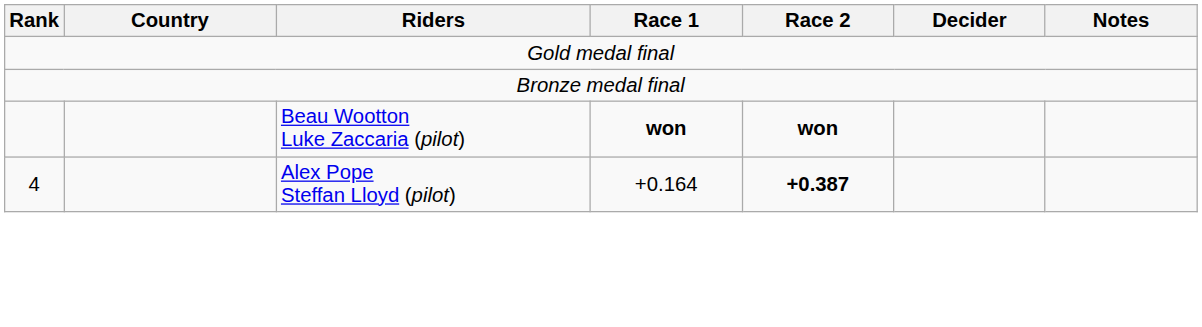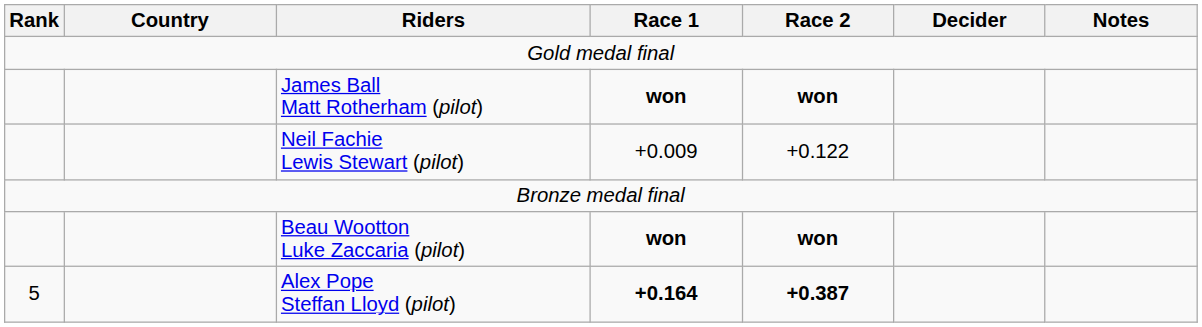+ row: (382, 96)
+ row: (372, 151)
(34, 183) 4 -> (34, 293) 5
(666, 183) normal -> (666, 293) bold
